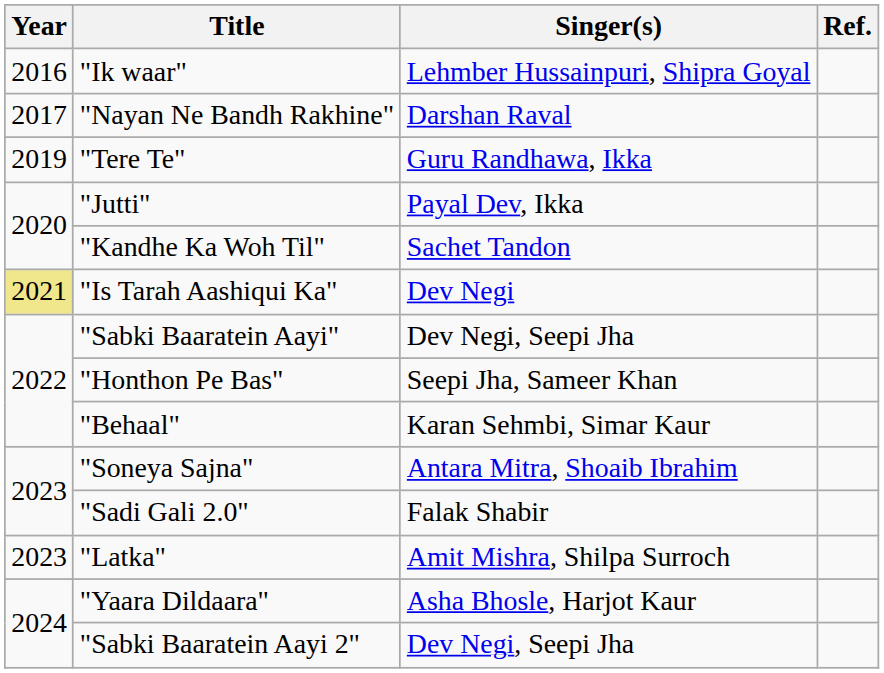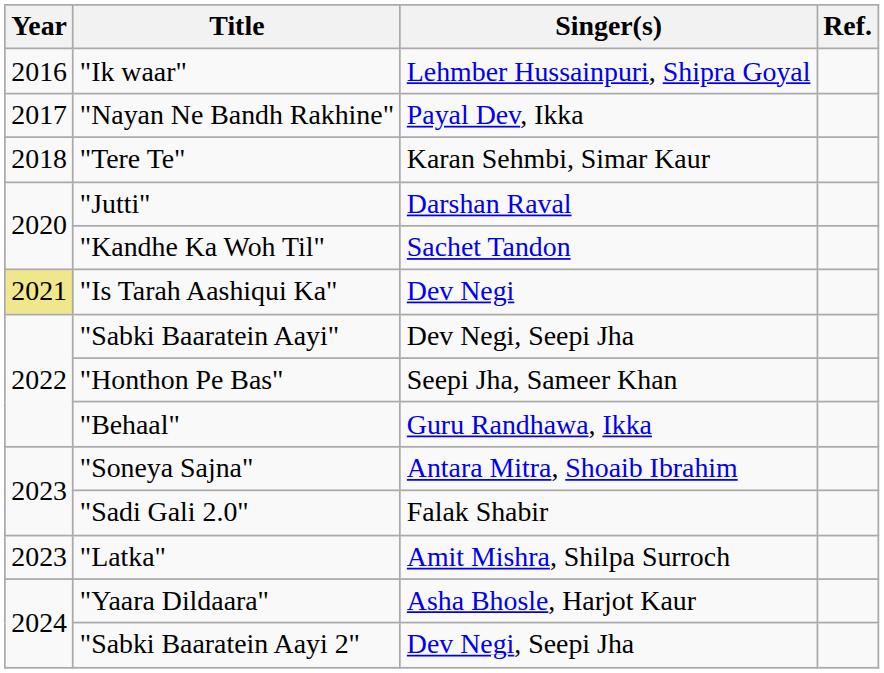(489, 114) Darshan Raval -> (495, 114) Payal Dev, Ikka
(39, 159) 2019 -> (39, 159) 2018
(529, 159) Guru Randhawa, Ikka -> (558, 159) Karan Sehmbi, Simar Kaur
(495, 203) Payal Dev, Ikka -> (489, 203) Darshan Raval
(558, 423) Karan Sehmbi, Simar Kaur -> (529, 423) Guru Randhawa, Ikka
